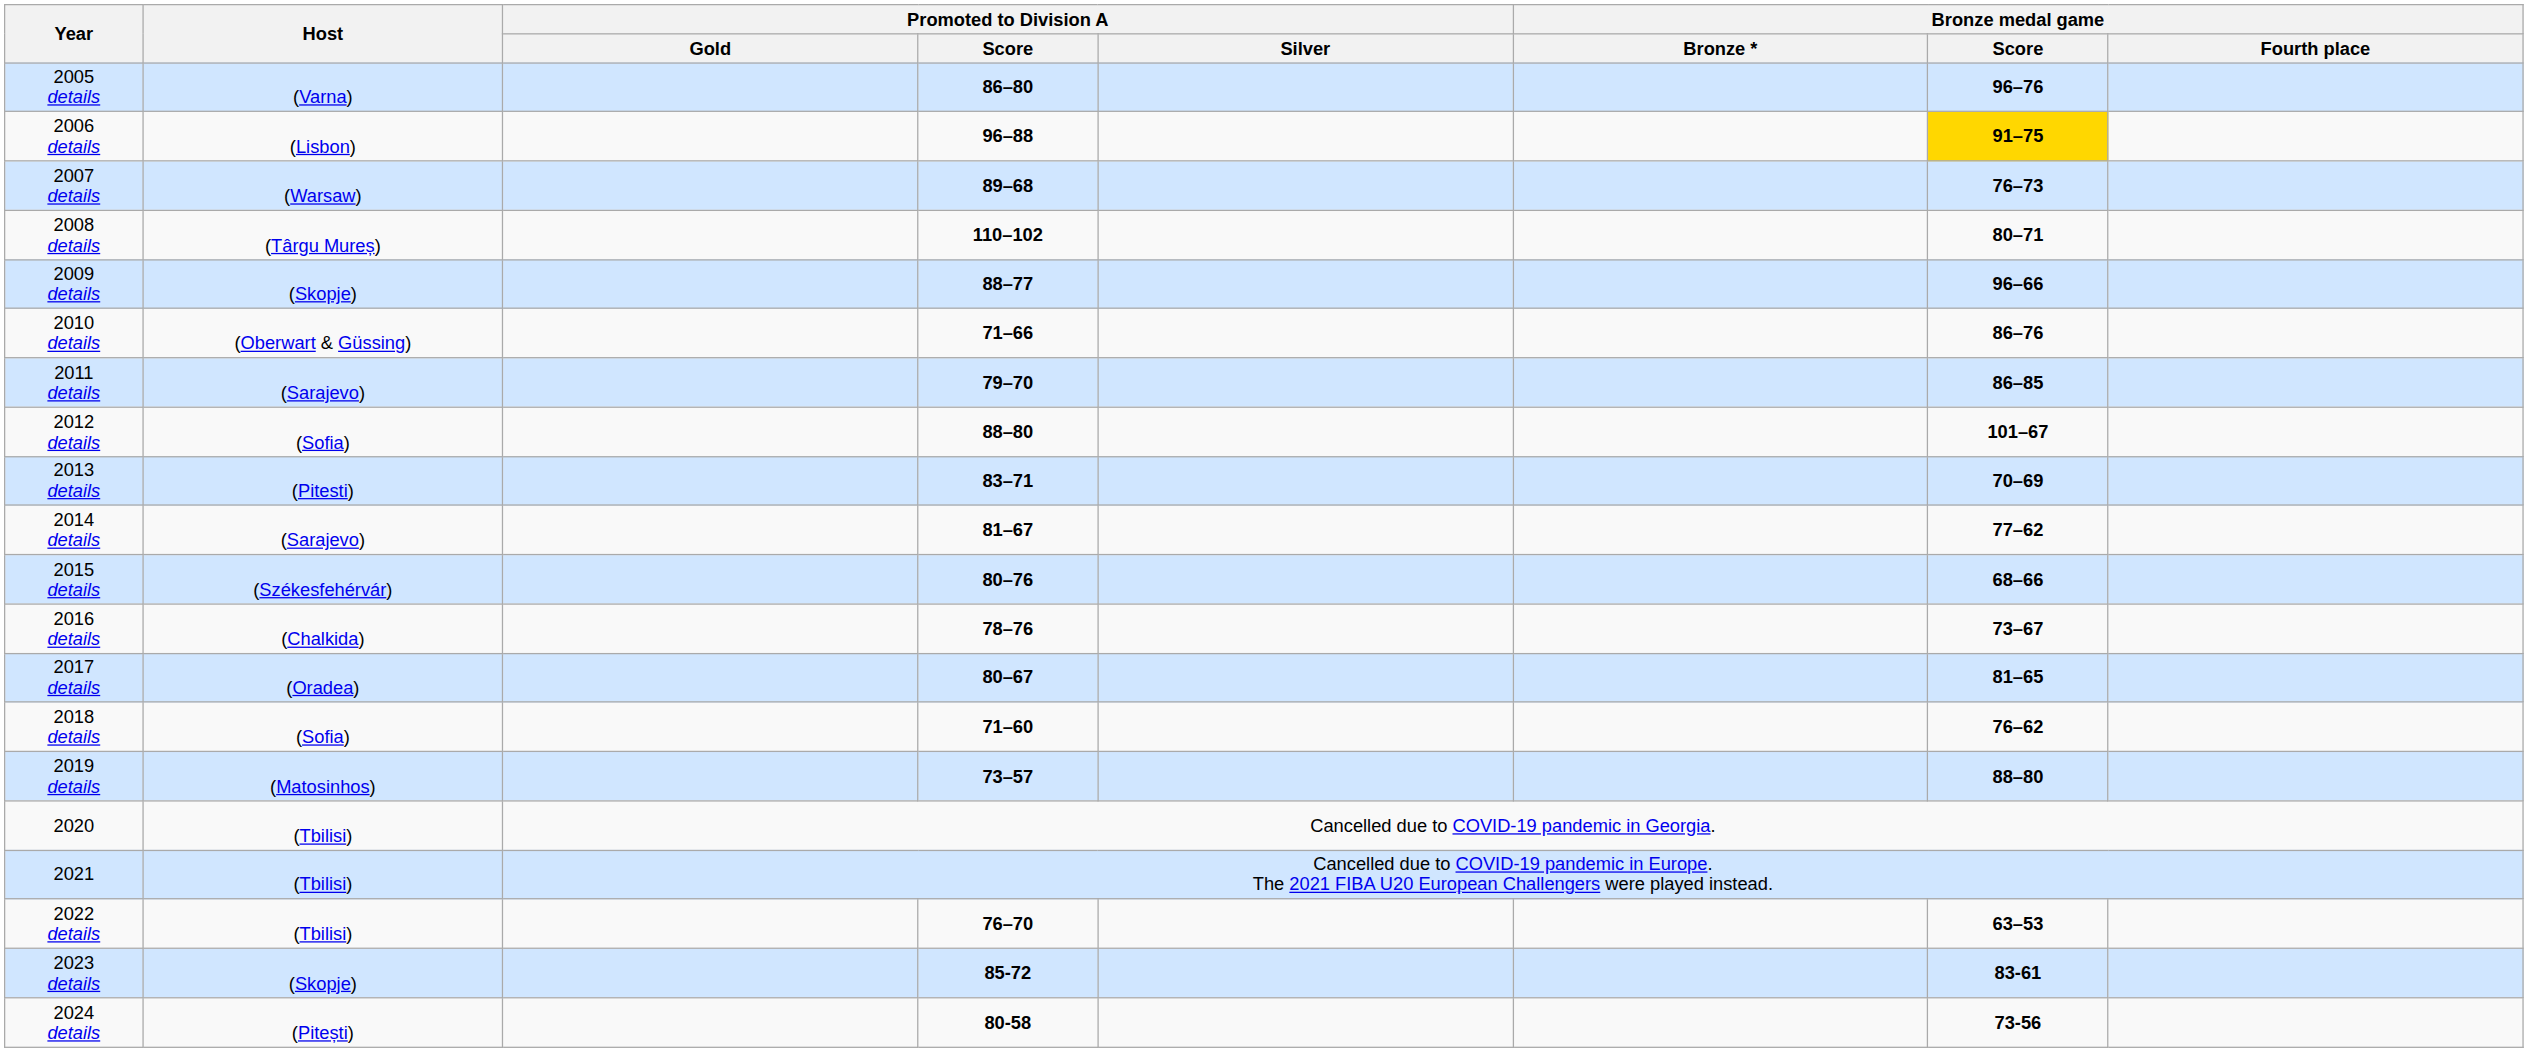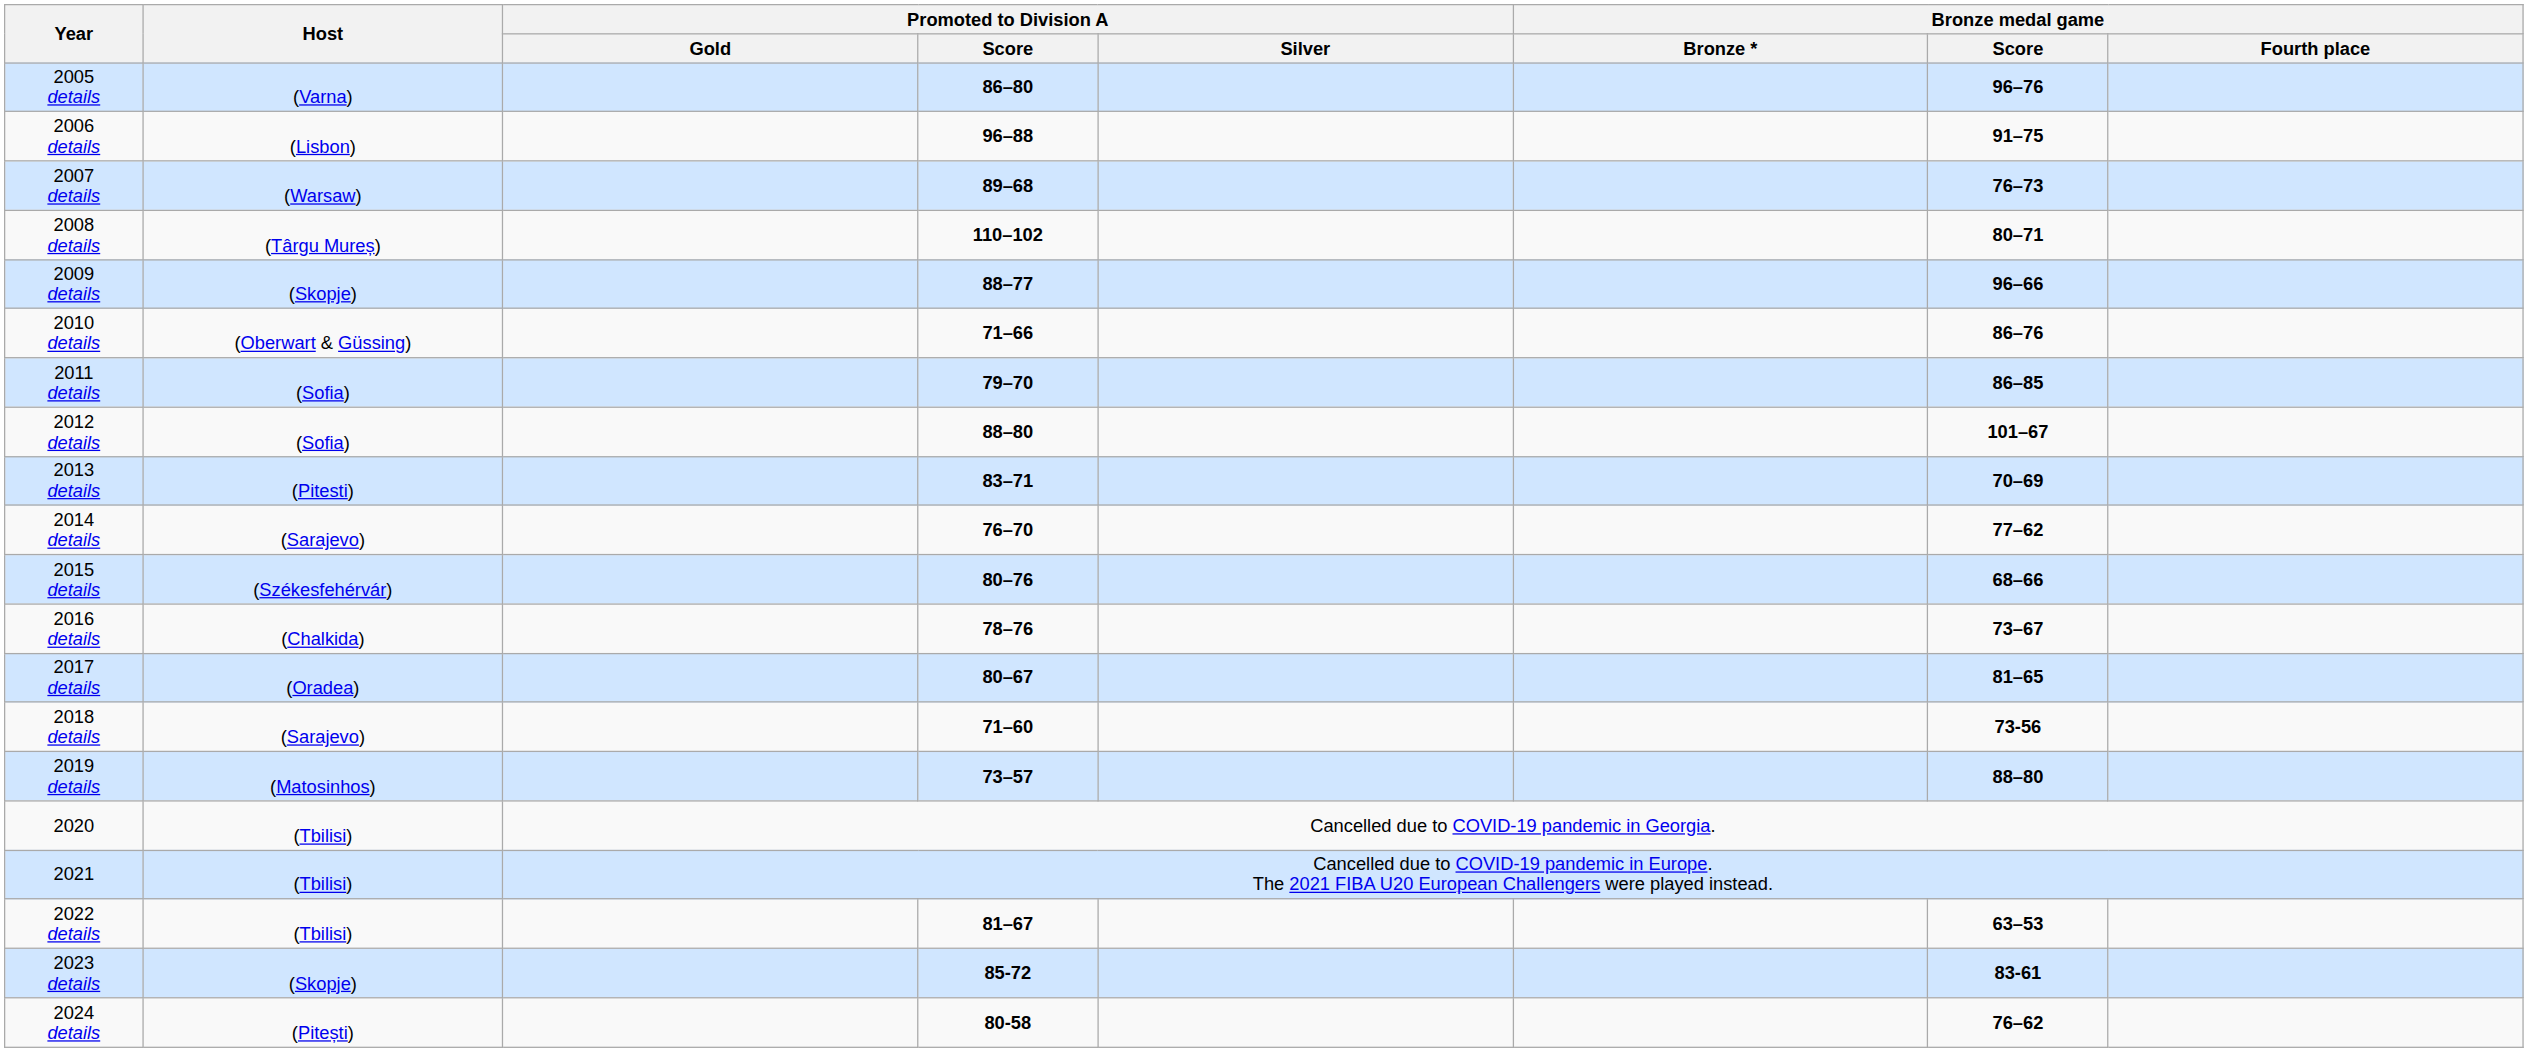(2018, 137) gold background -> (2018, 137) no background
(323, 393) (Sarajevo) -> (323, 393) (Sofia)
(1008, 530) 81–67 -> (1008, 530) 76–70
(323, 737) (Sofia) -> (323, 737) (Sarajevo)
(2018, 727) 76–62 -> (2018, 727) 73-56
(1008, 924) 76–70 -> (1008, 924) 81–67
(2018, 1022) 73-56 -> (2018, 1022) 76–62
